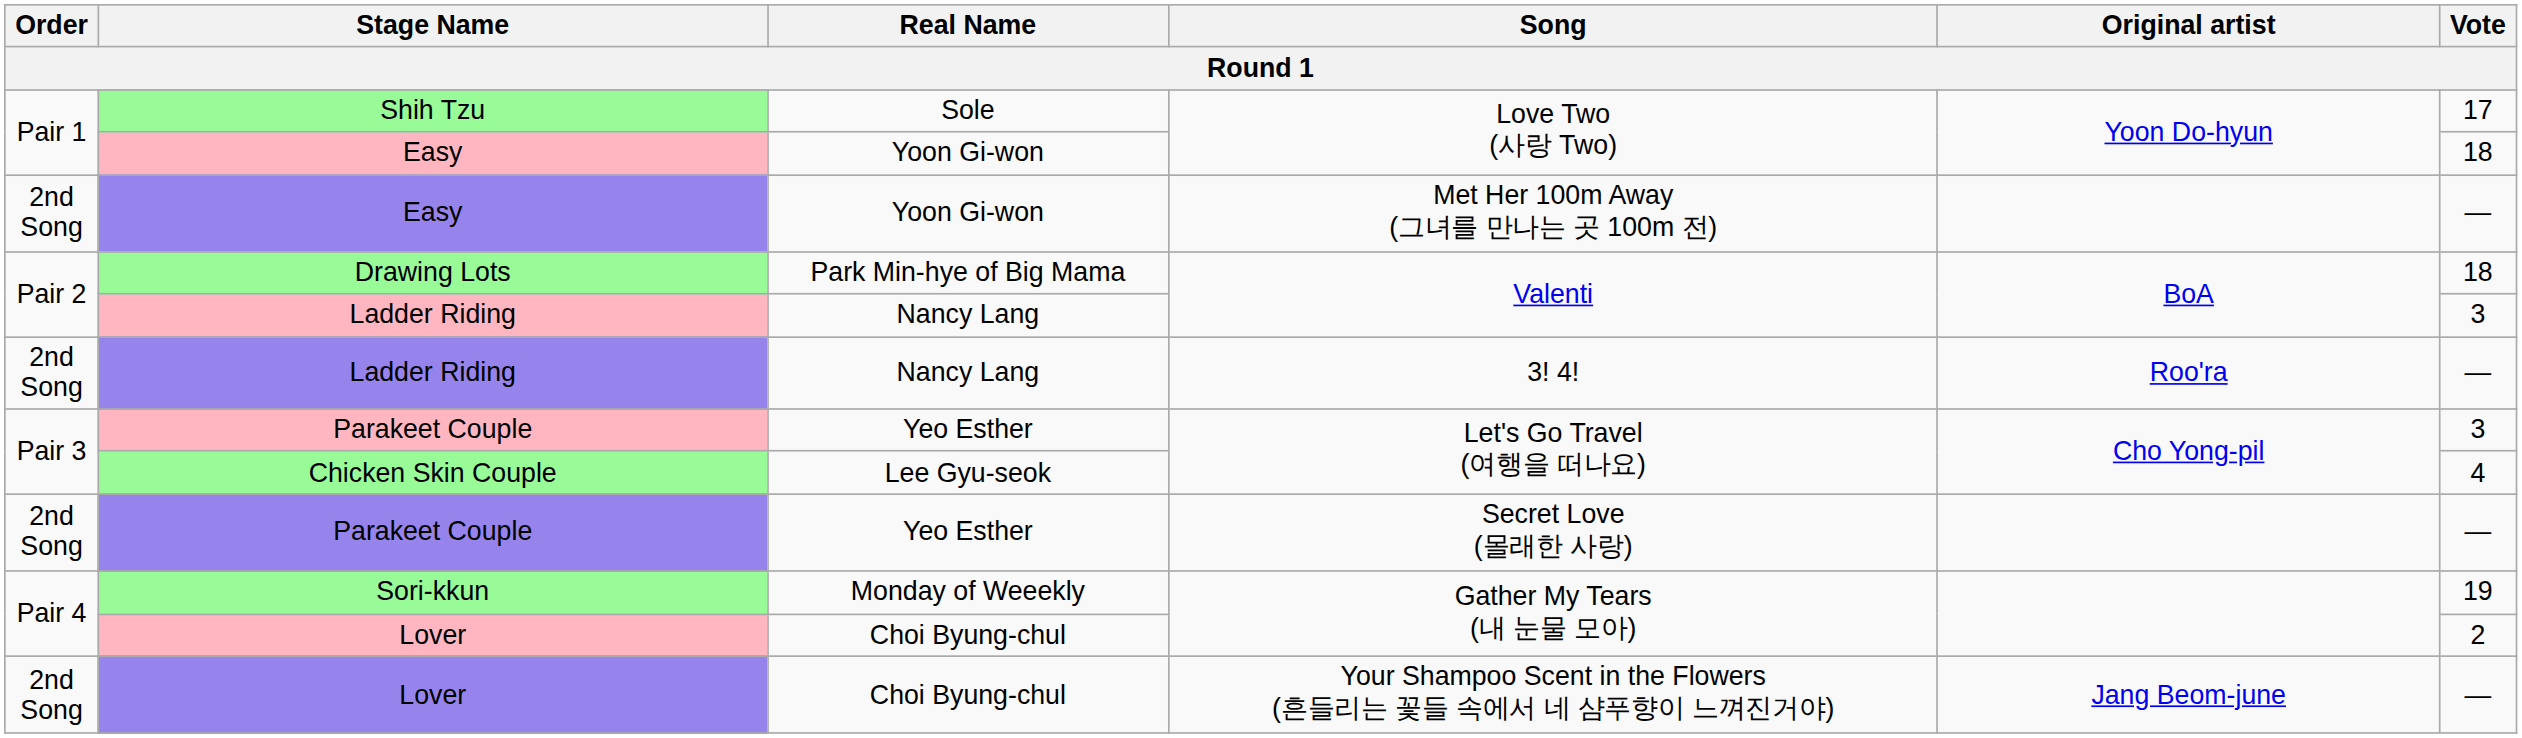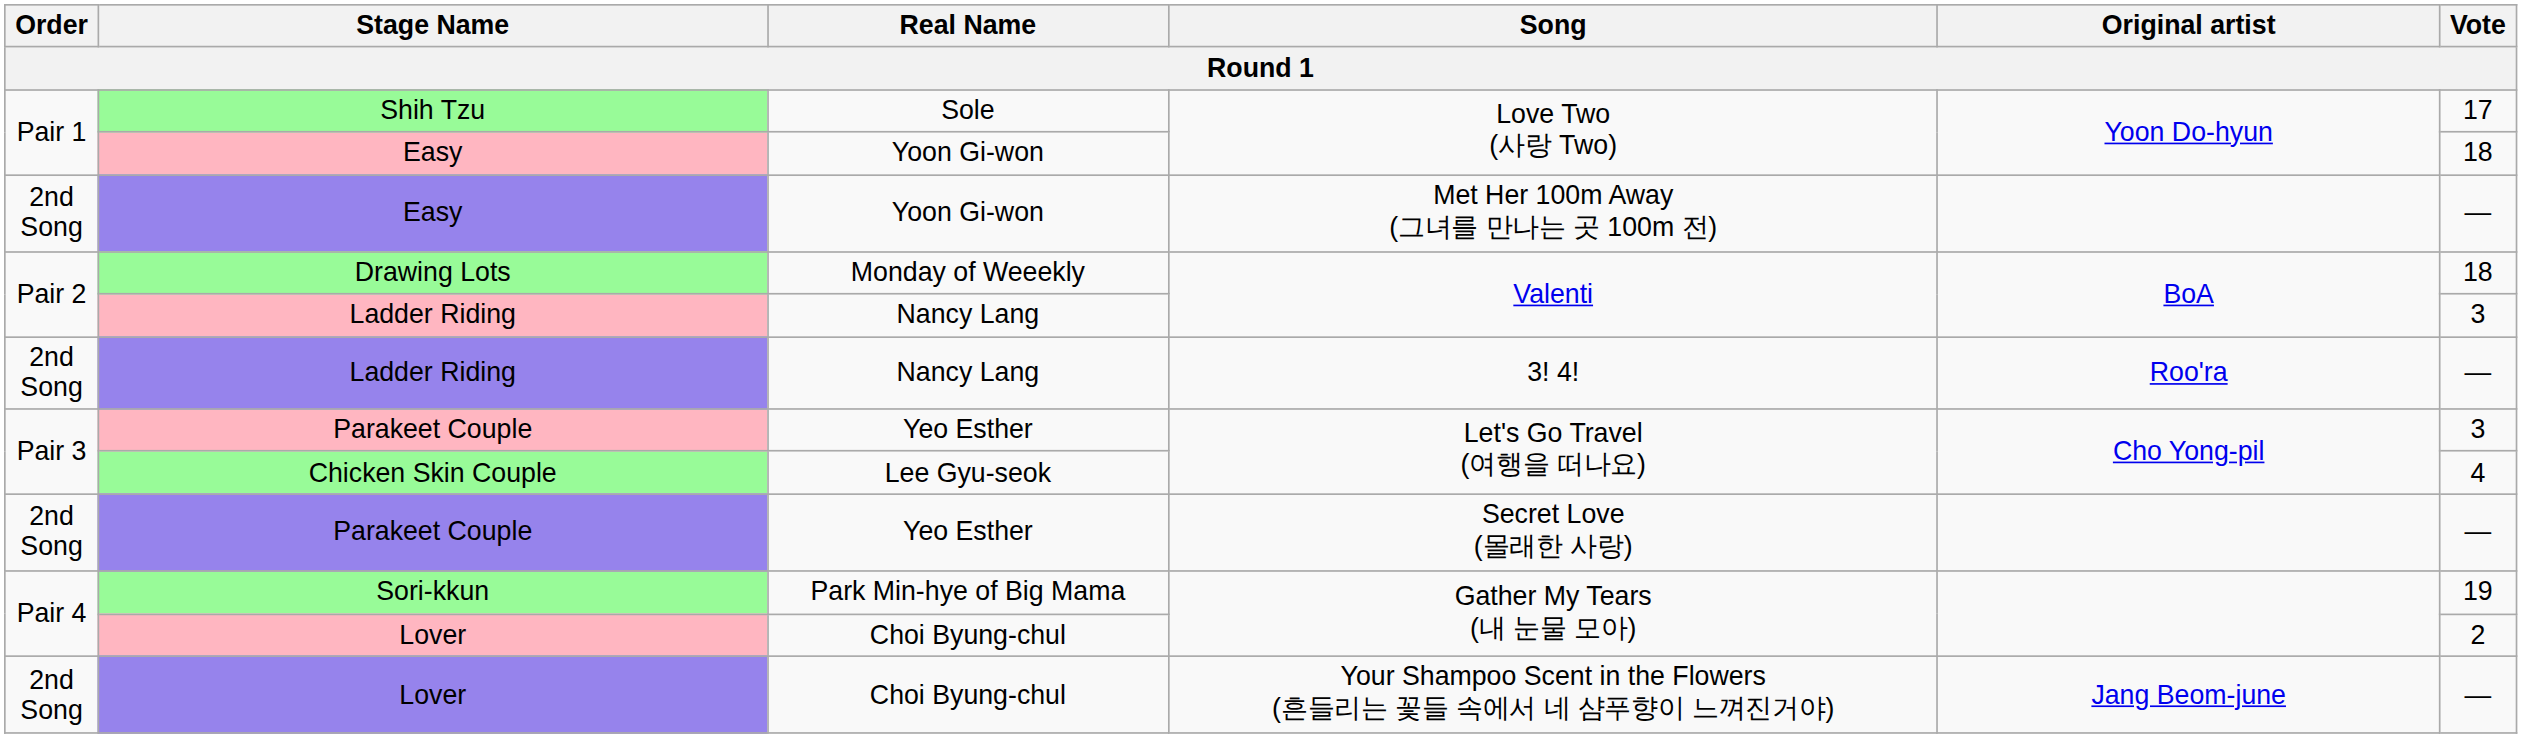(968, 272) Park Min-hye of Big Mama -> (968, 272) Monday of Weeekly
(968, 592) Monday of Weeekly -> (968, 592) Park Min-hye of Big Mama
